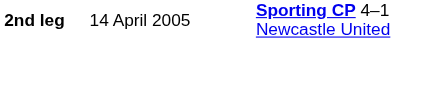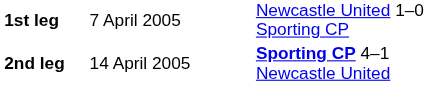+ row: (32, 20)
